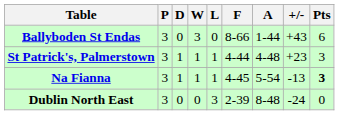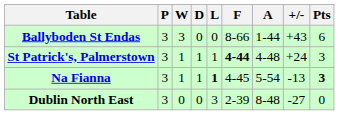columns swapped: (197, 15) <-> (180, 15)
(237, 57) normal -> (237, 57) bold
(296, 57) +23 -> (296, 57) +24
(215, 78) normal -> (215, 78) bold
(296, 99) -24 -> (296, 99) -27
